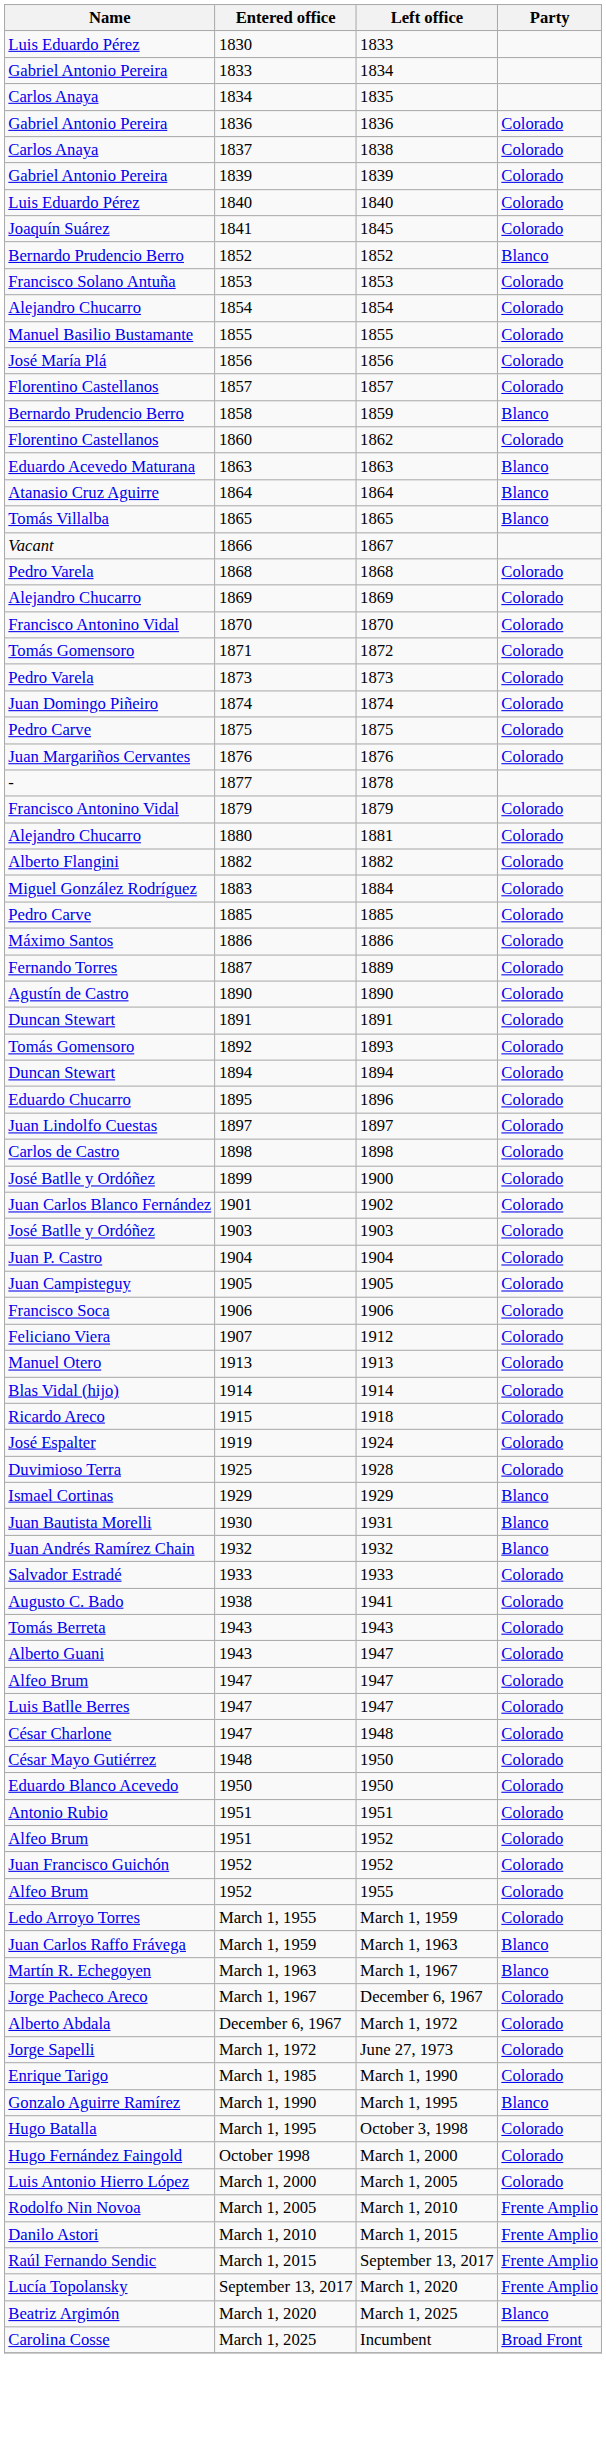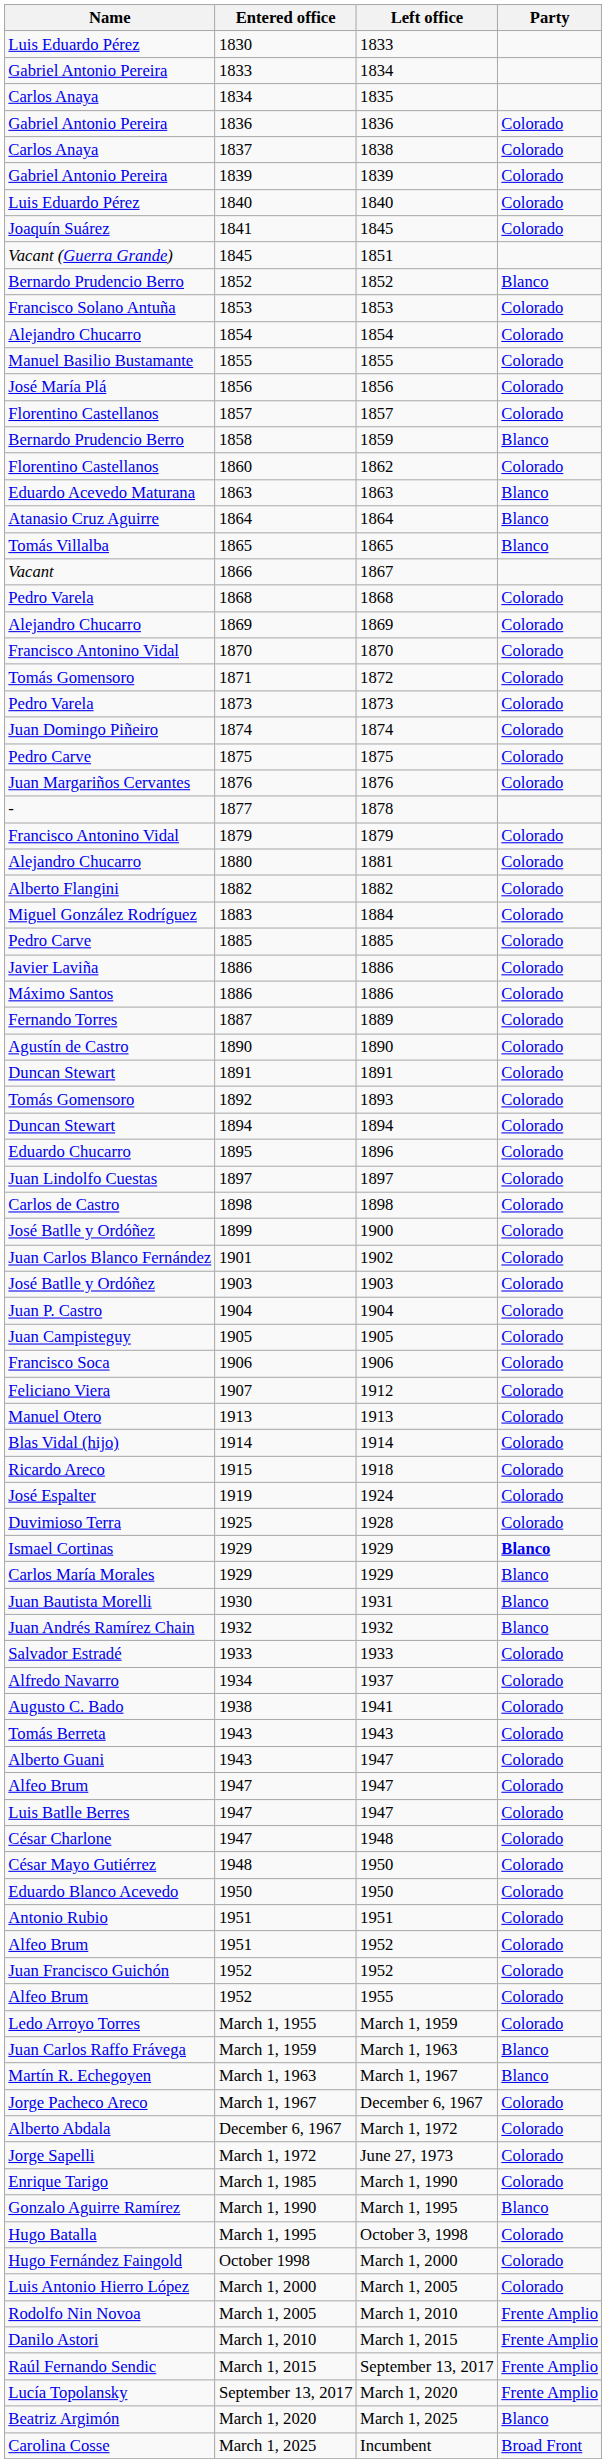+ row: (91, 255)
+ row: (53, 967)
(525, 1495) normal -> (526, 1548) bold
+ row: (81, 1574)
+ row: (64, 1680)
